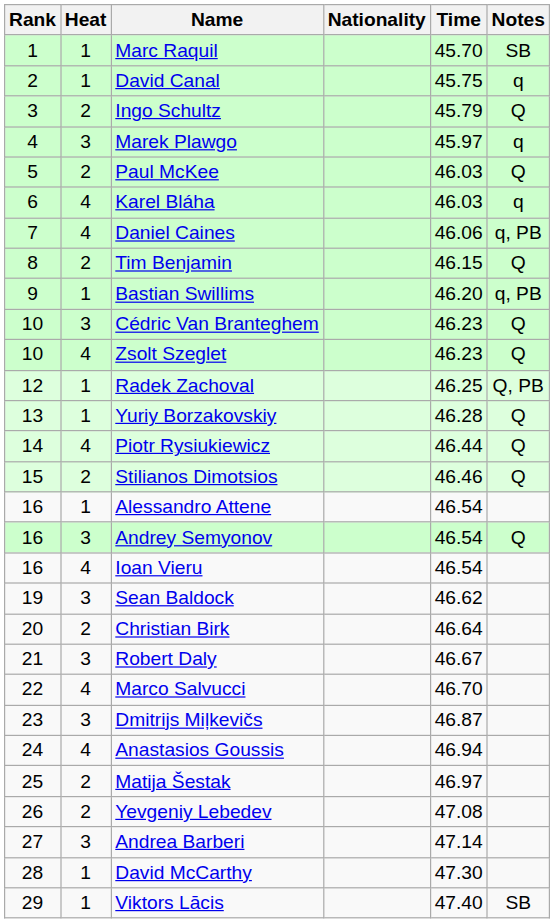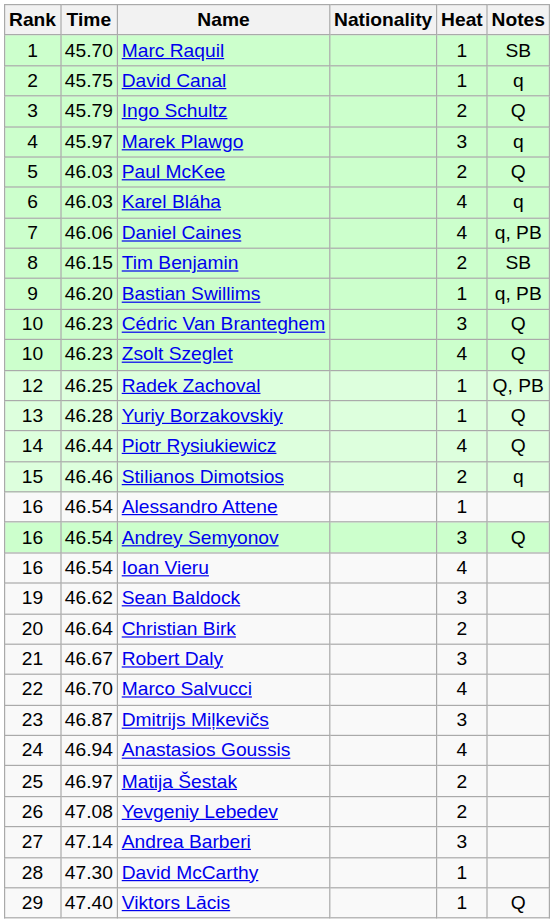columns swapped: (86, 19) <-> (459, 19)
(518, 263) Q -> (518, 263) SB
(518, 476) Q -> (518, 476) q
(518, 902) SB -> (518, 902) Q
